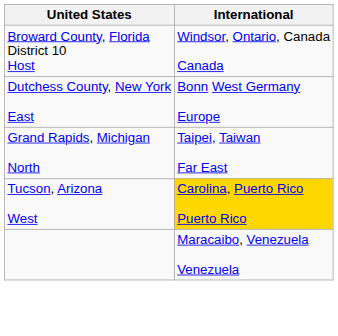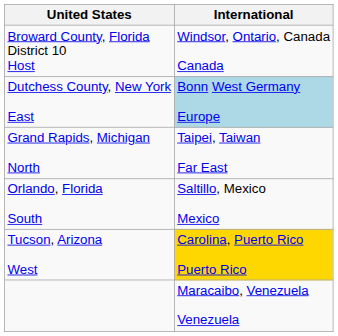(239, 101) no background -> (239, 101) lightblue background
+ row: (55, 203)
